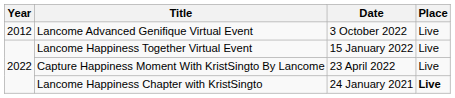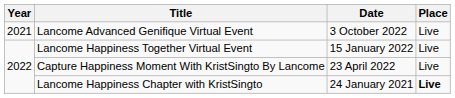(19, 31) 2012 -> (19, 31) 2021
